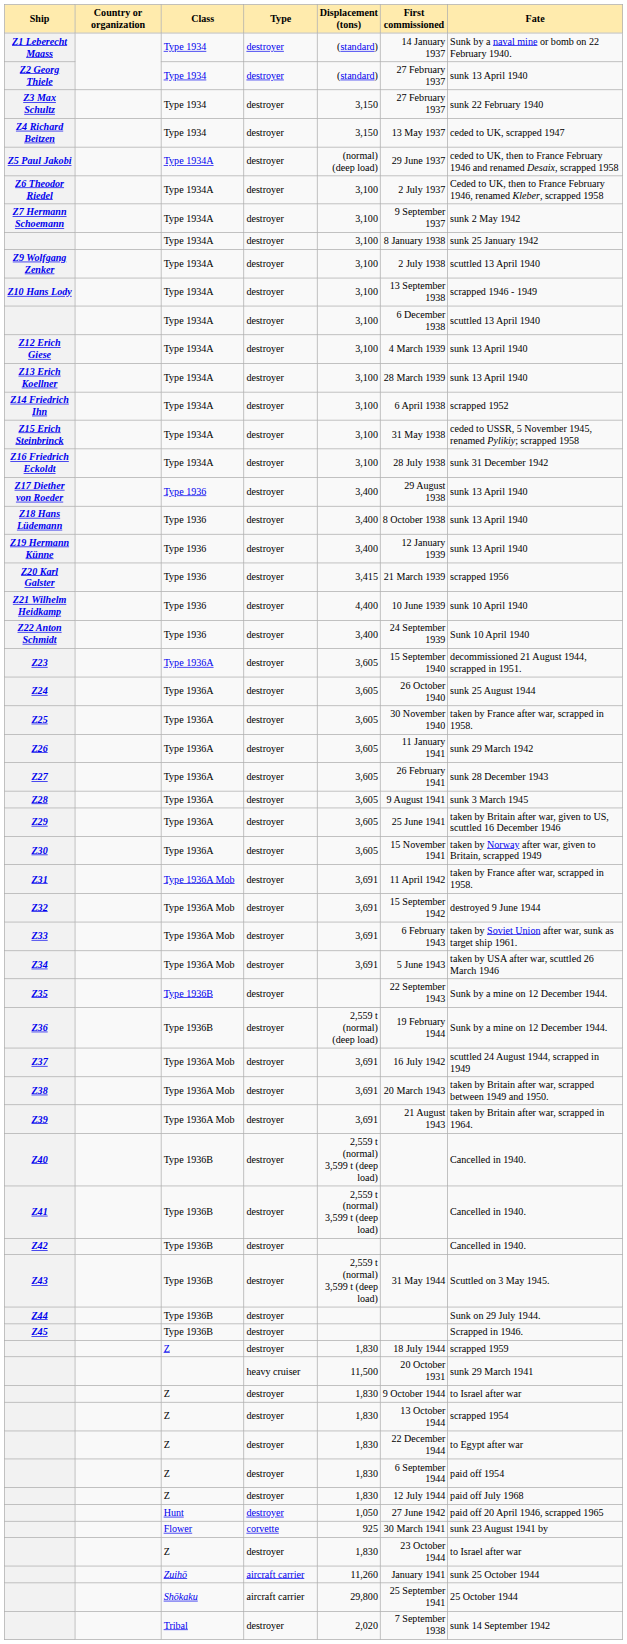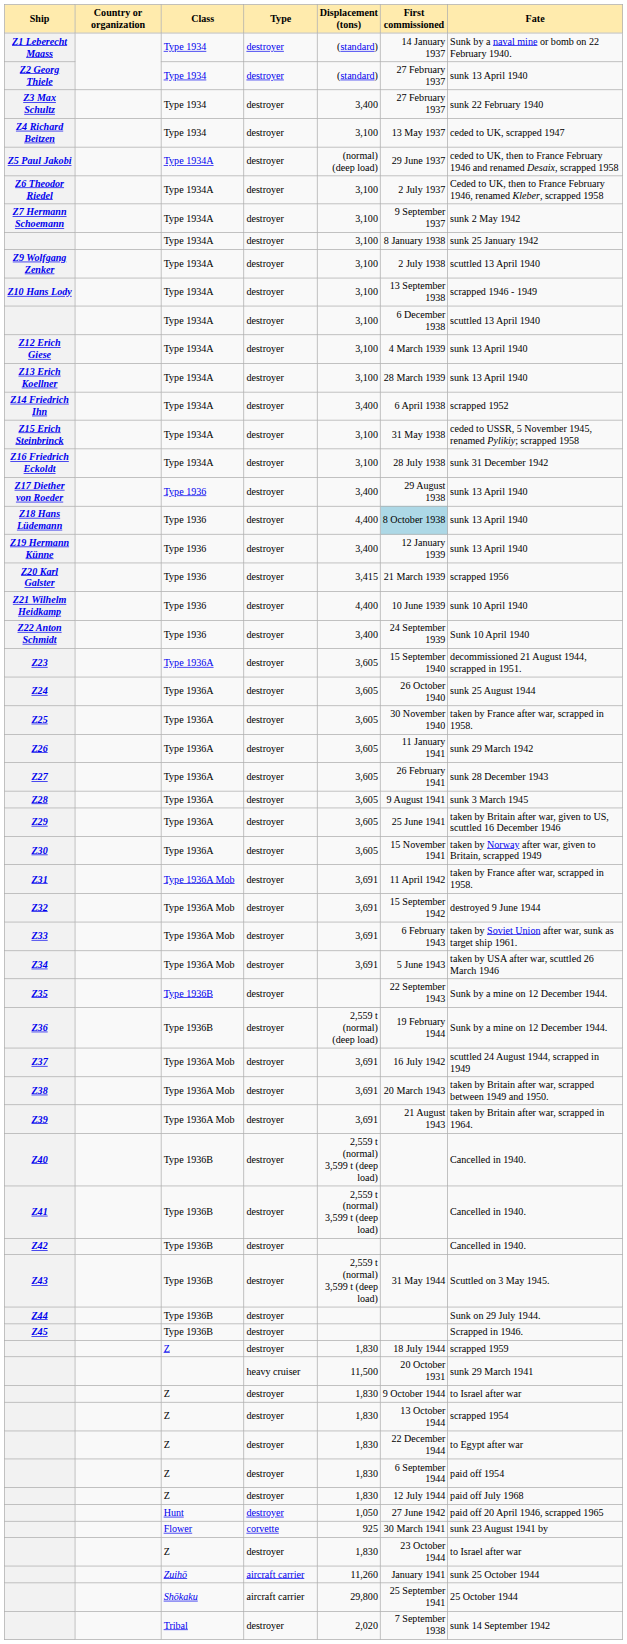(367, 104) 3,150 -> (367, 104) 3,400
(367, 133) 3,150 -> (367, 133) 3,100
(367, 406) 3,100 -> (367, 406) 3,400
(367, 520) 3,400 -> (367, 520) 4,400
(414, 520) no background -> (414, 520) lightblue background
